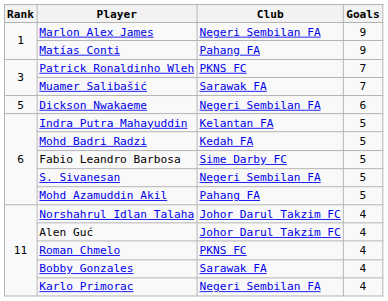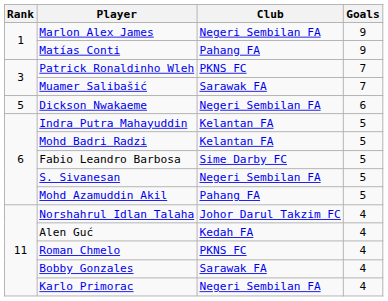(226, 141) Kedah FA -> (236, 141) Kelantan FA
(270, 232) Johor Darul Takzim FC -> (226, 232) Kedah FA
